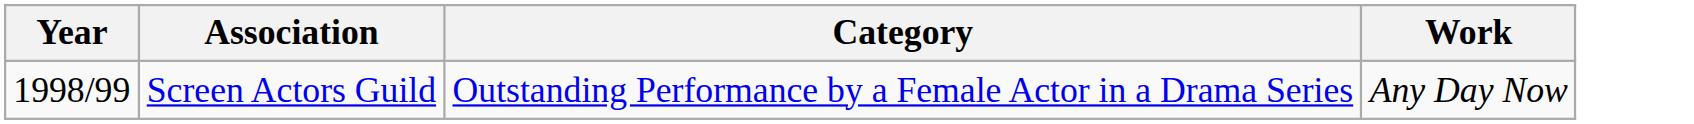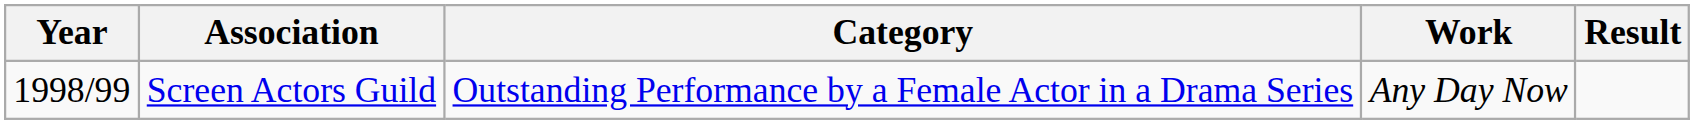+ column: (1633, 32)
